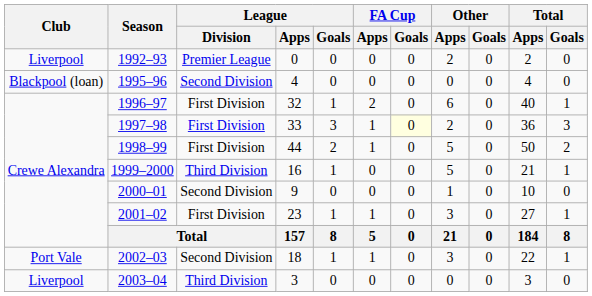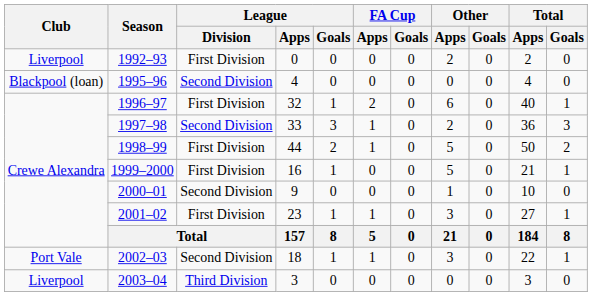(226, 59) Premier League -> (226, 59) First Division
(226, 125) First Division -> (226, 125) Second Division
(411, 125) lightyellow background -> (411, 125) no background
(226, 170) Third Division -> (226, 170) First Division
